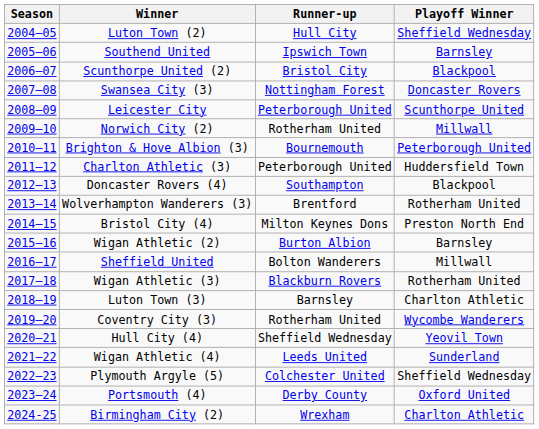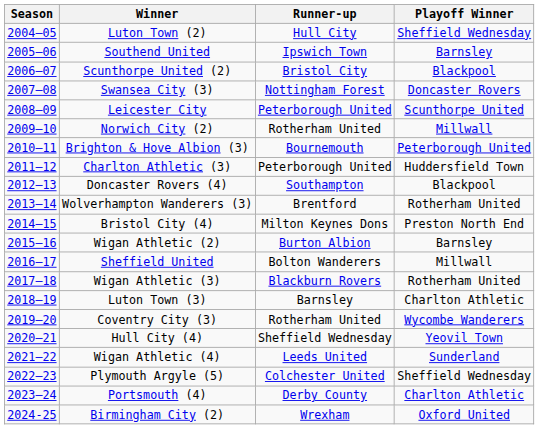(464, 395) Oxford United -> (464, 395) Charlton Athletic
(464, 414) Charlton Athletic -> (464, 414) Oxford United
